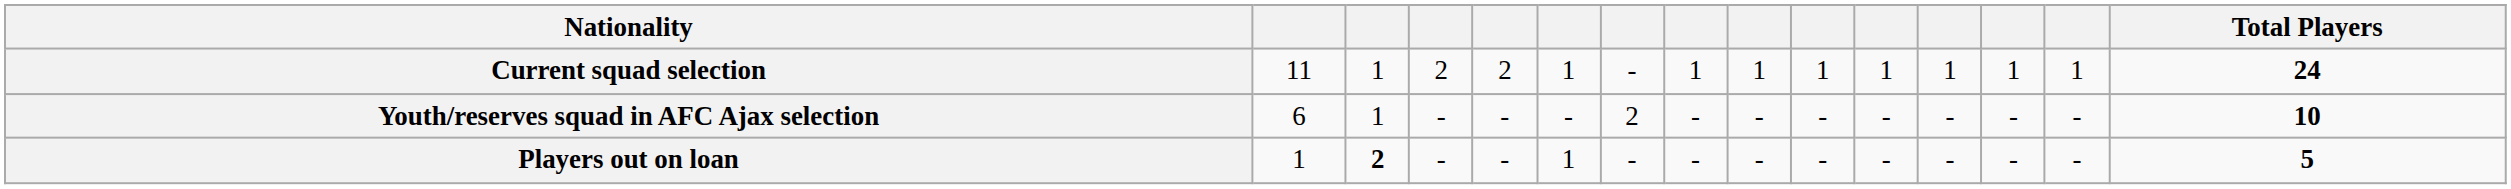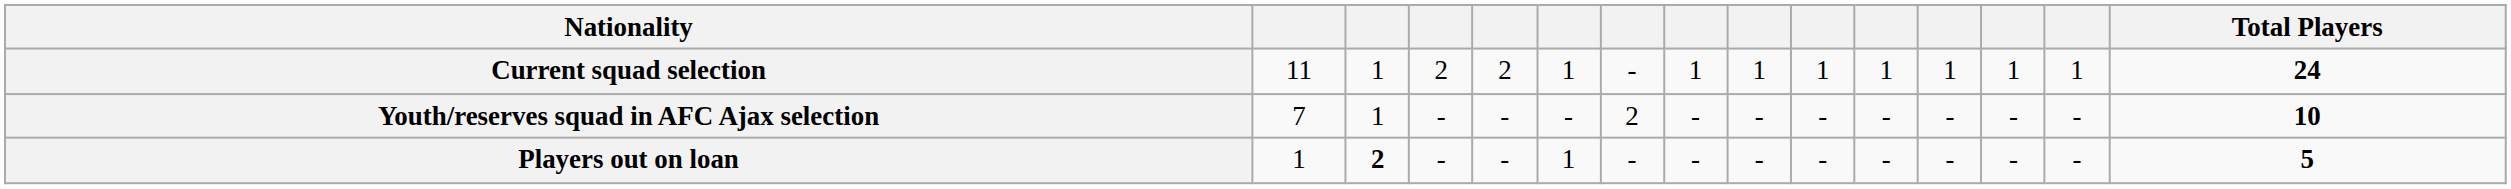(1299, 115) 6 -> (1299, 115) 7
